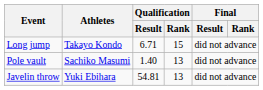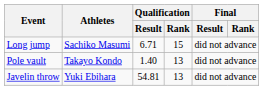(93, 45) Takayo Kondo -> (97, 45) Sachiko Masumi
(97, 61) Sachiko Masumi -> (93, 61) Takayo Kondo
